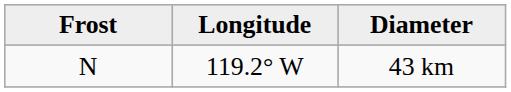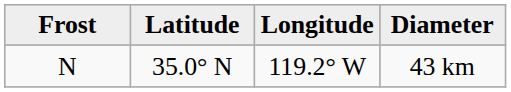+ column: (192, 24)
